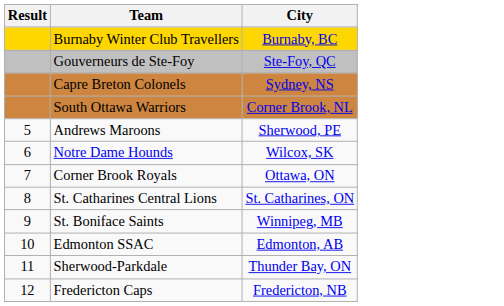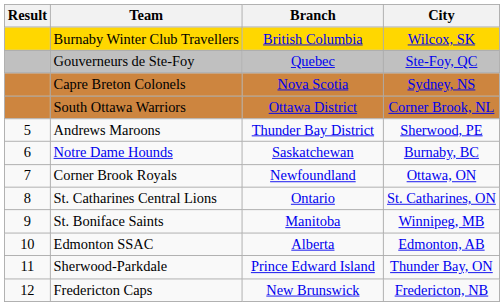+ column: (313, 15)
(300, 38) Burnaby, BC -> (441, 38) Wilcox, SK
(300, 152) Wilcox, SK -> (441, 152) Burnaby, BC
